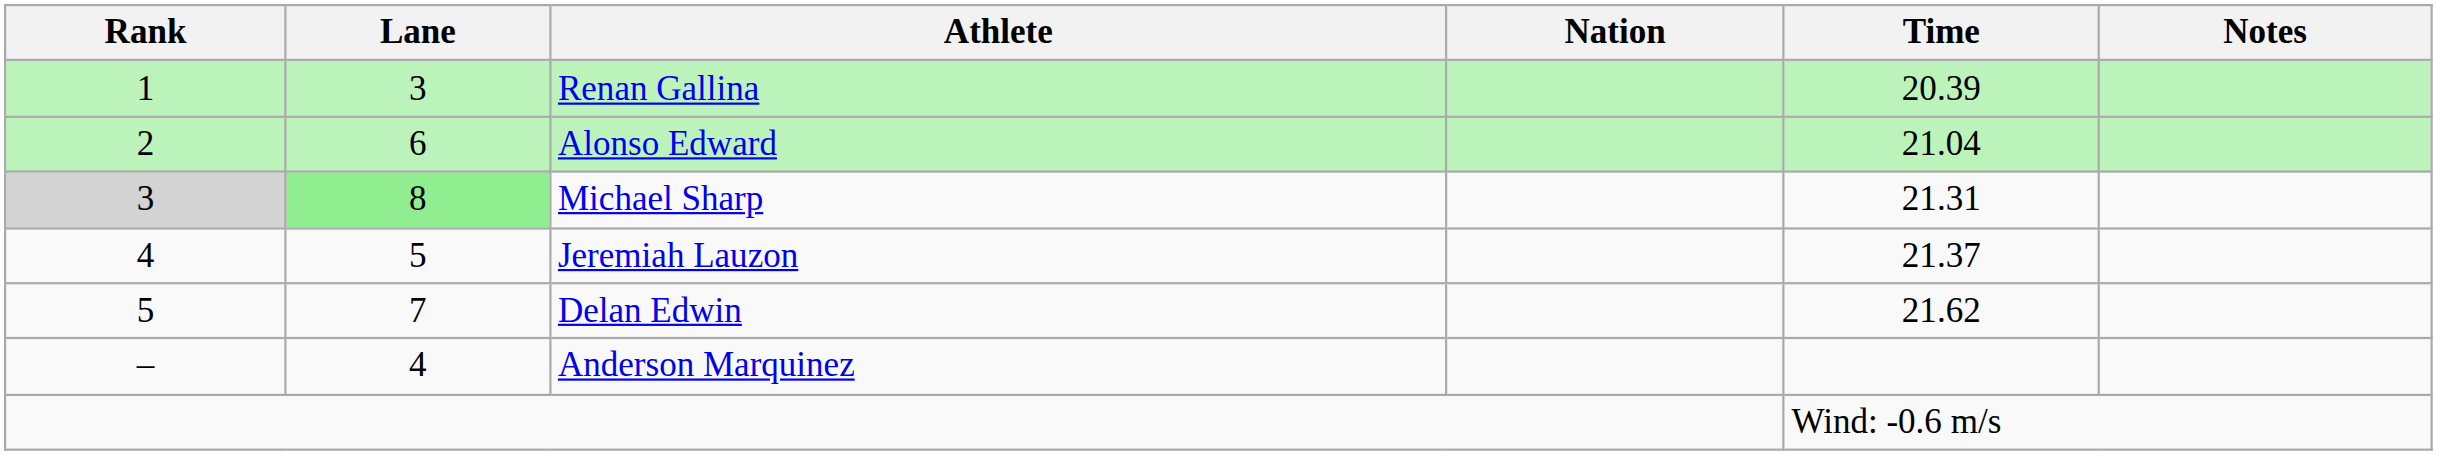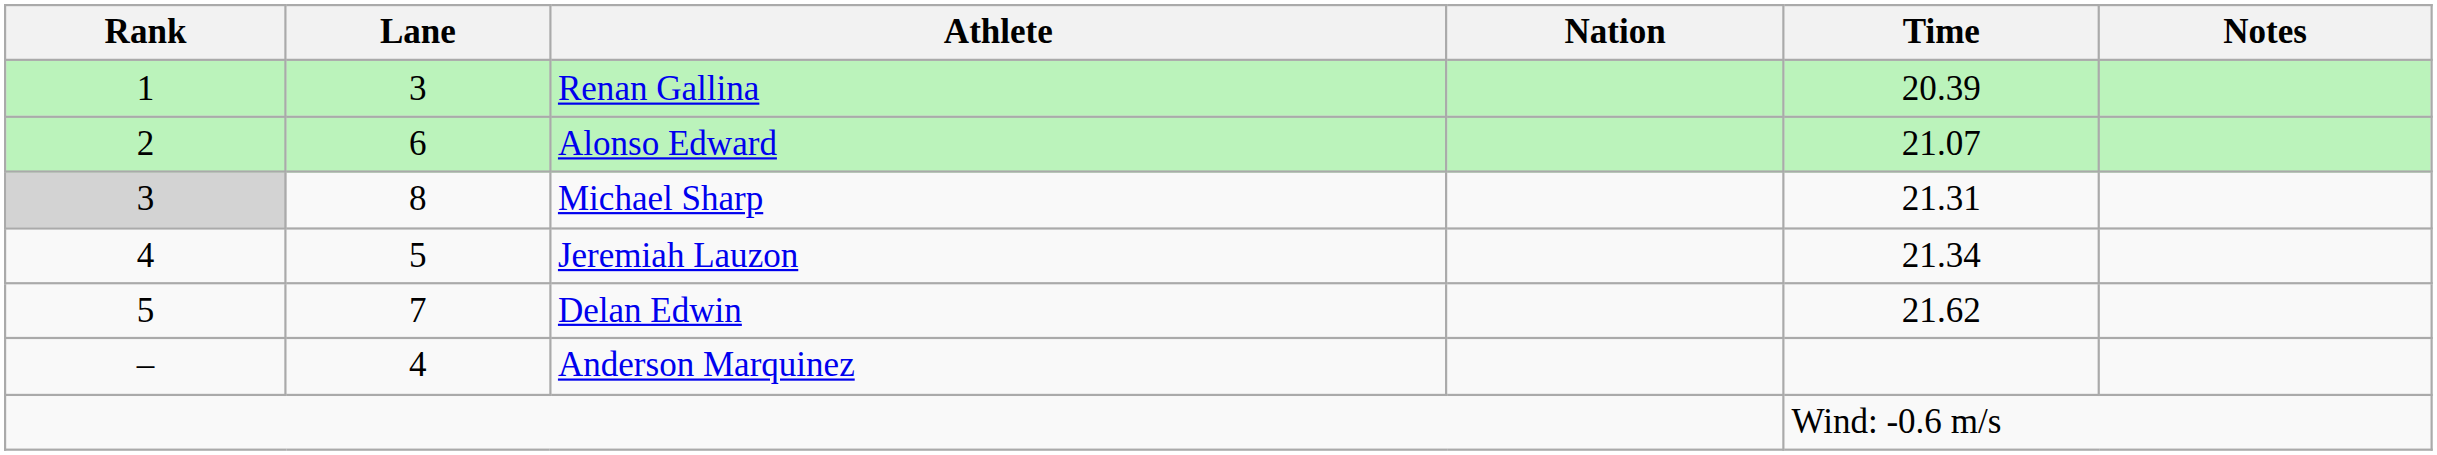(1941, 143) 21.04 -> (1941, 143) 21.07
(418, 198) lightgreen background -> (418, 198) no background
(1941, 254) 21.37 -> (1941, 254) 21.34
